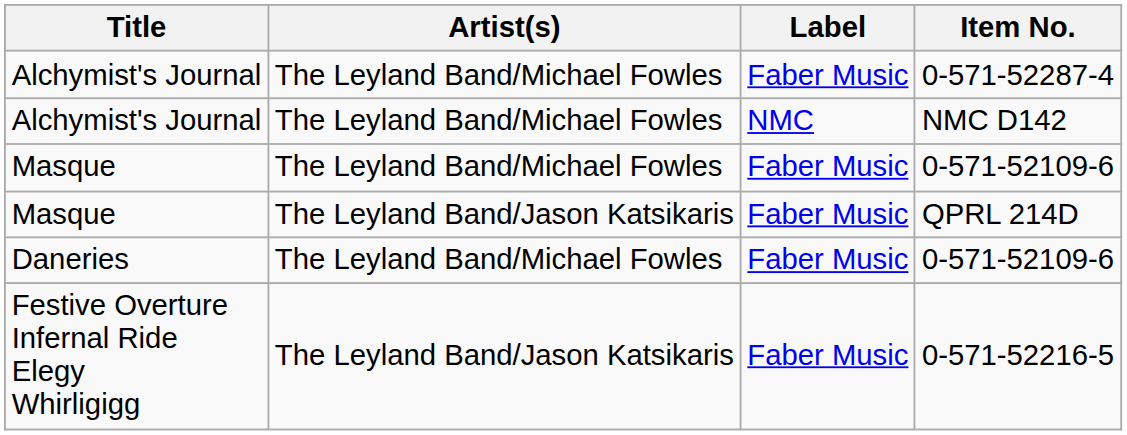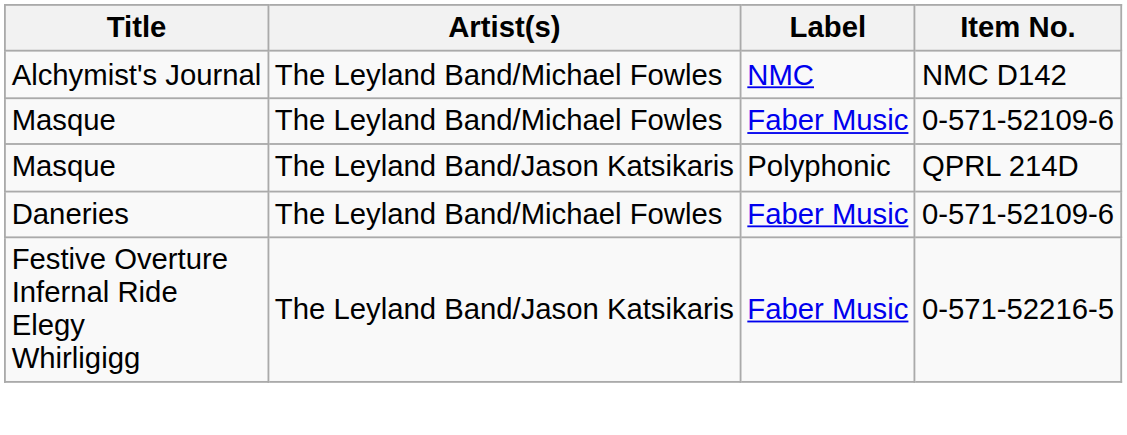- row: (137, 74)
(828, 213) Faber Music -> (819, 167) Polyphonic
